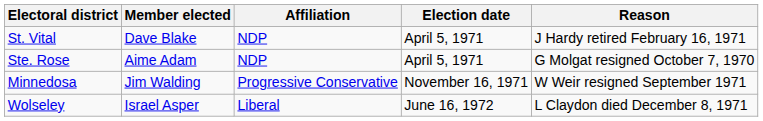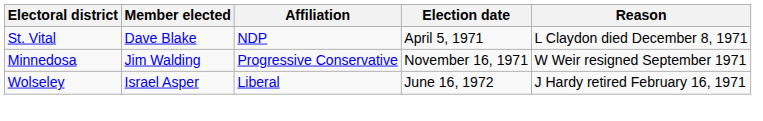(640, 37) J Hardy retired February 16, 1971 -> (641, 37) L Claydon died December 8, 1971
- row: (39, 60)
(641, 104) L Claydon died December 8, 1971 -> (640, 82) J Hardy retired February 16, 1971
